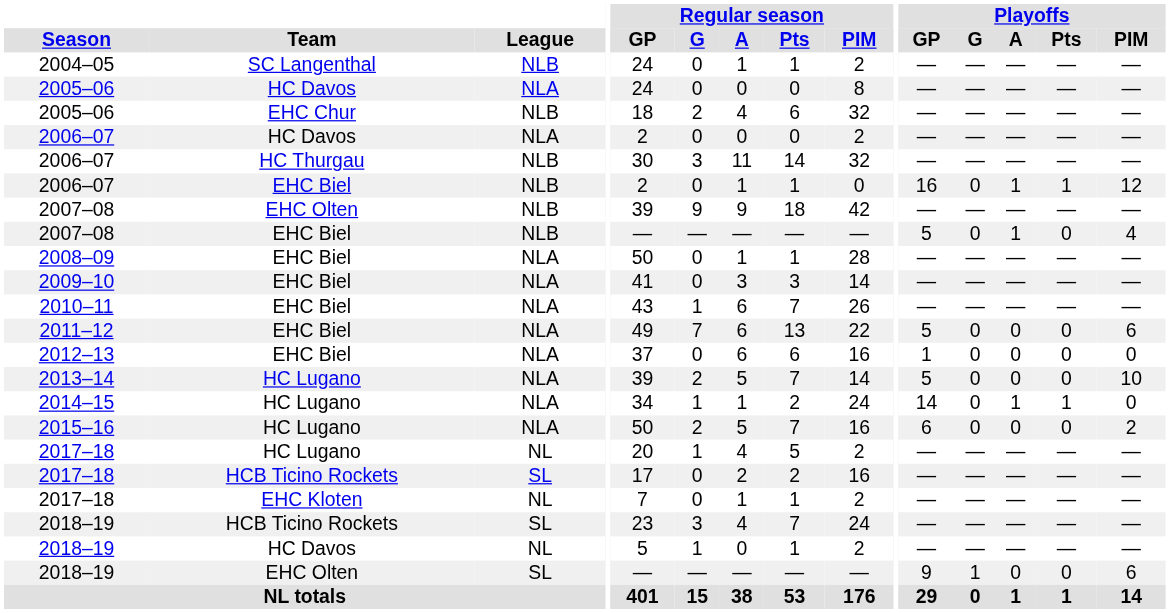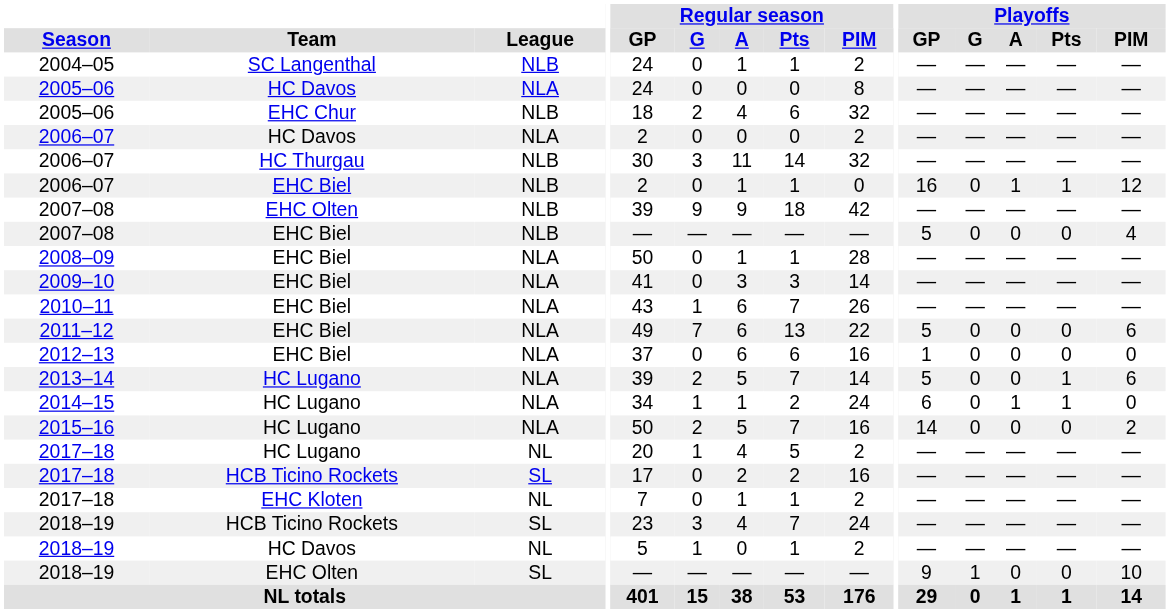(1016, 233) 1 -> (1016, 233) 0
(1066, 378) 0 -> (1066, 378) 1
(1131, 378) 10 -> (1131, 378) 6
(926, 403) 14 -> (926, 403) 6
(926, 427) 6 -> (926, 427) 14
(1131, 572) 6 -> (1131, 572) 10
